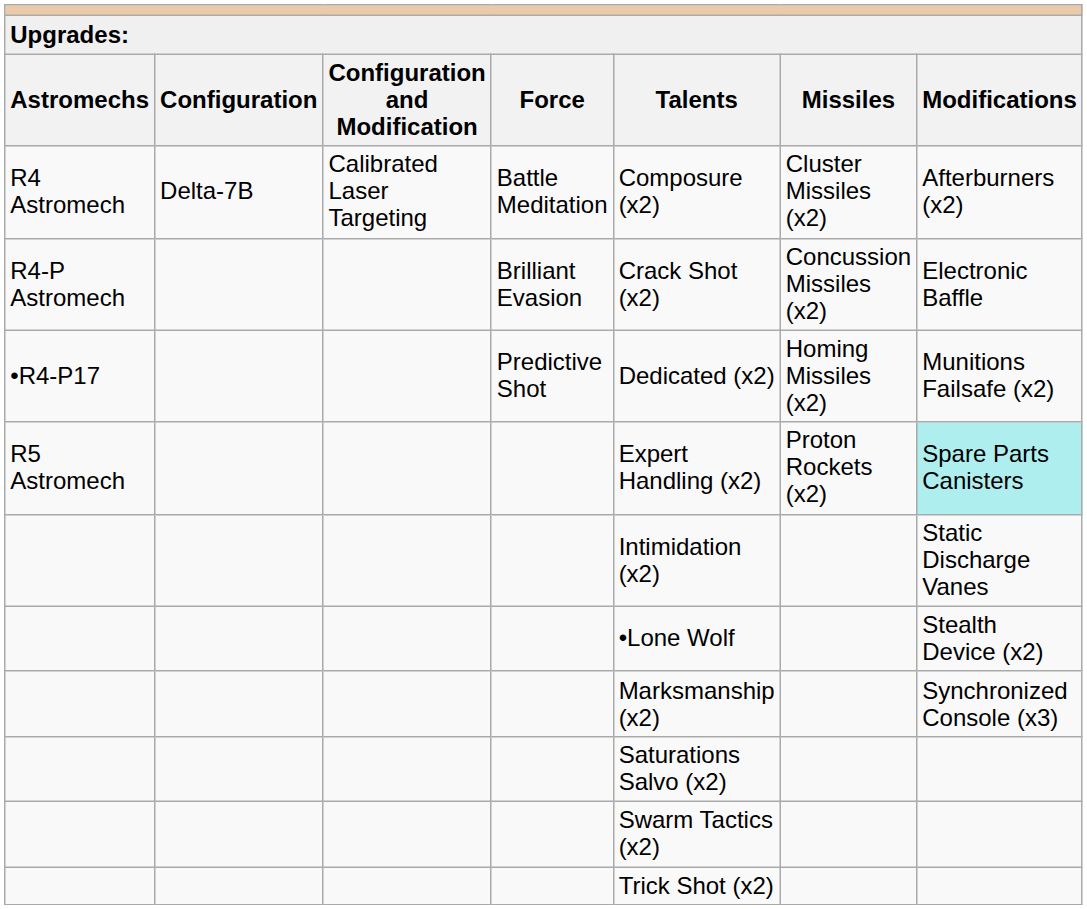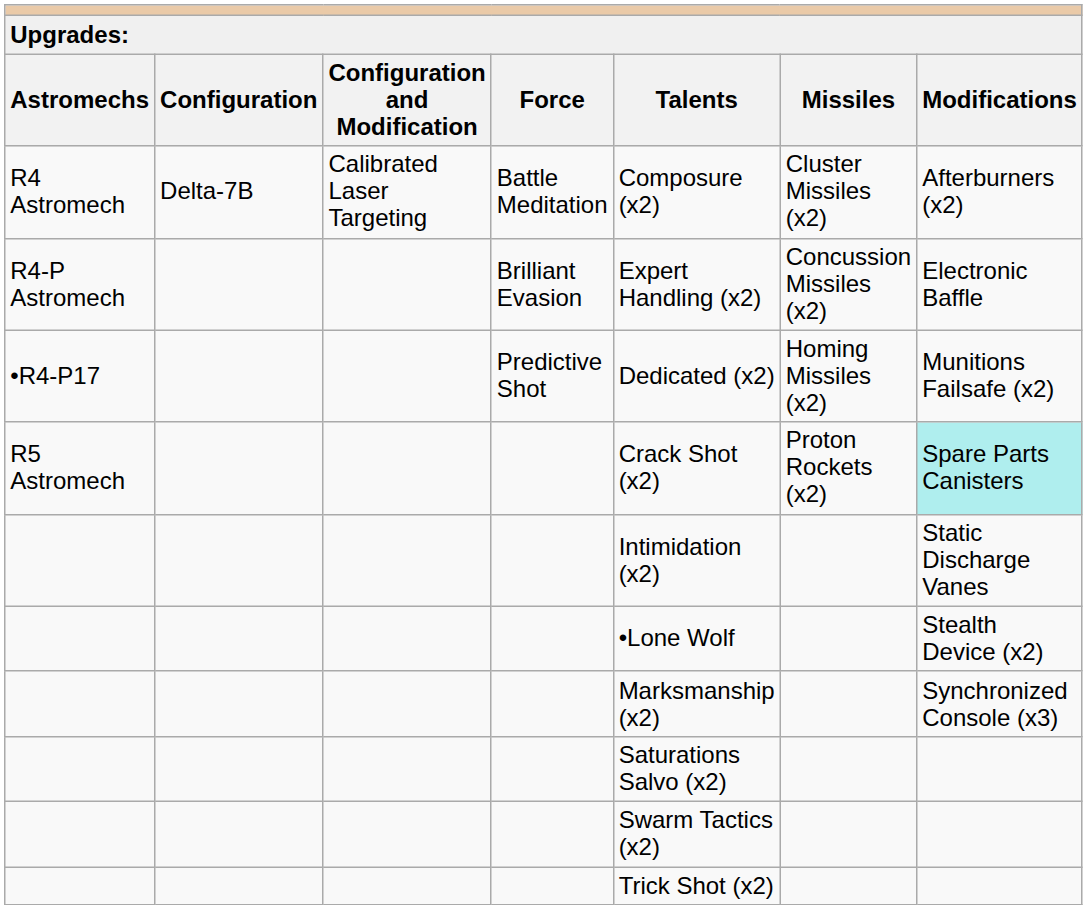(678, 283) Crack Shot (x2) -> (690, 283) Expert Handling (x2)
(690, 467) Expert Handling (x2) -> (678, 467) Crack Shot (x2)
